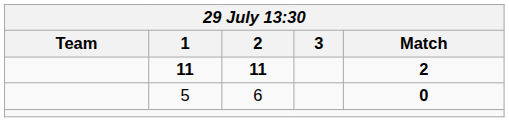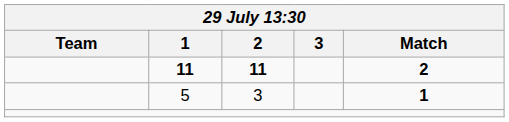(258, 95) 6 -> (258, 95) 3
(424, 95) 0 -> (424, 95) 1
